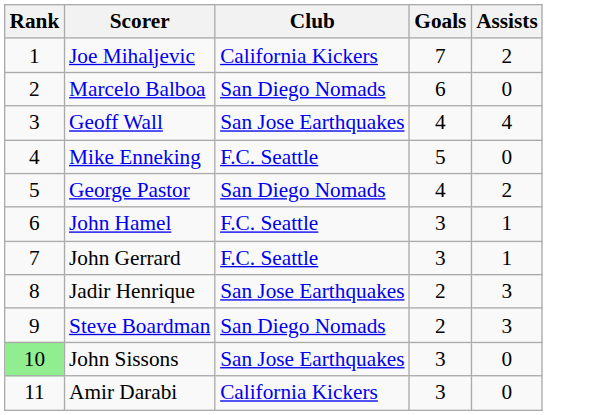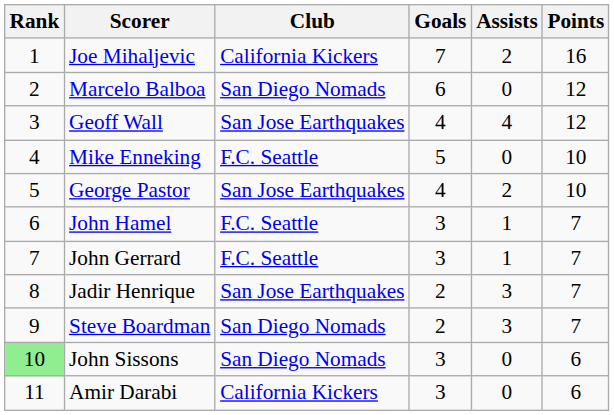+ column: (576, 21)
(303, 190) San Diego Nomads -> (312, 190) San Jose Earthquakes
(312, 358) San Jose Earthquakes -> (303, 358) San Diego Nomads
